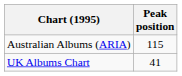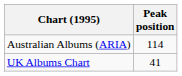(155, 44) 115 -> (155, 44) 114
